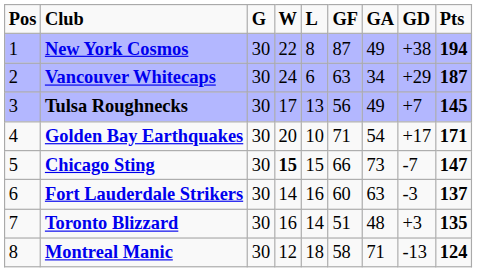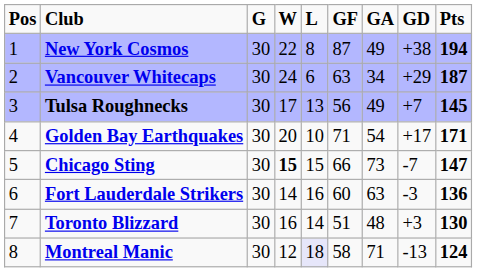(454, 194) 137 -> (454, 194) 136
(454, 223) 135 -> (454, 223) 130
(315, 252) no background -> (315, 252) lavender background
